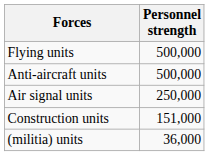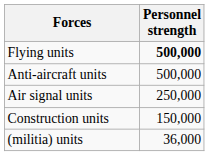(179, 52) normal -> (179, 52) bold
(179, 118) 151,000 -> (179, 118) 150,000
